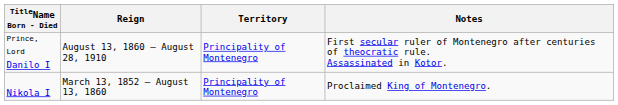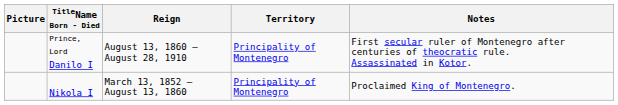+ column: (26, 18)
